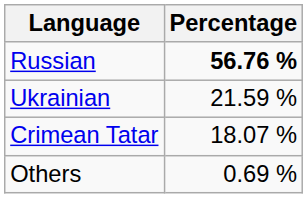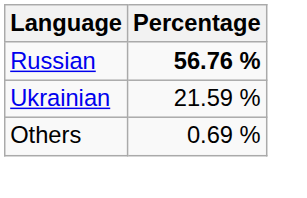- row: (84, 135)
